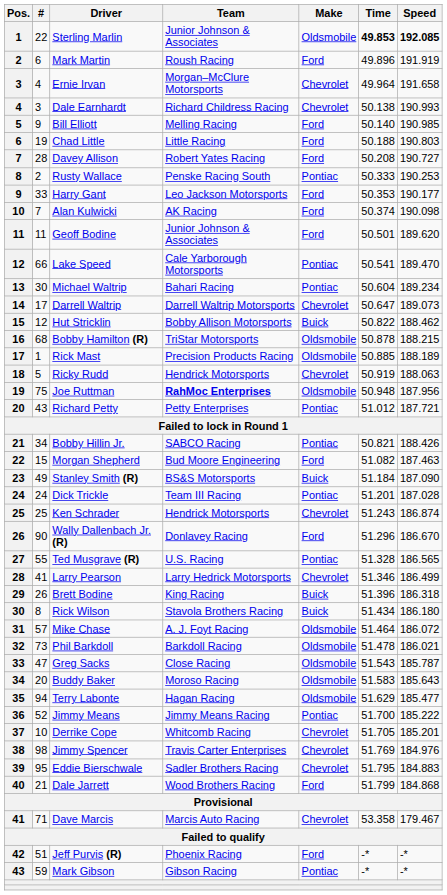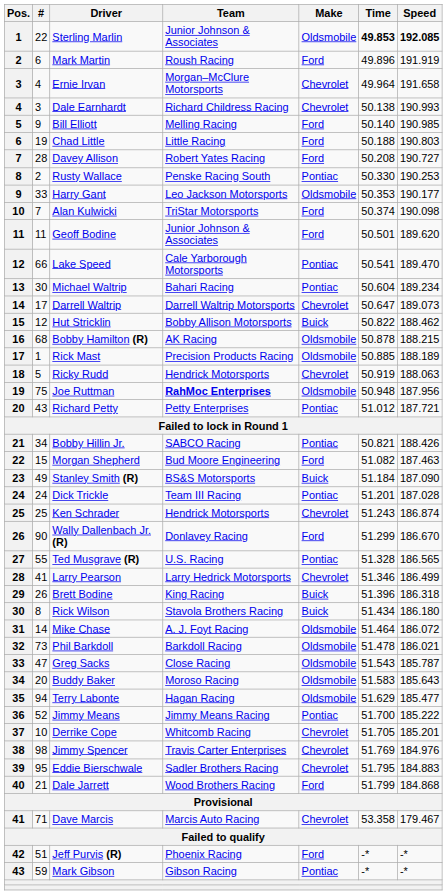(378, 176) 50.333 -> (378, 176) 50.330
(313, 194) Ford -> (329, 194) Oldsmobile
(191, 211) AK Racing -> (212, 211) TriStar Motorsports
(212, 339) TriStar Motorsports -> (191, 339) AK Racing
(378, 536) 51.296 -> (378, 536) 51.299
(41, 629) 57 -> (41, 629) 14
